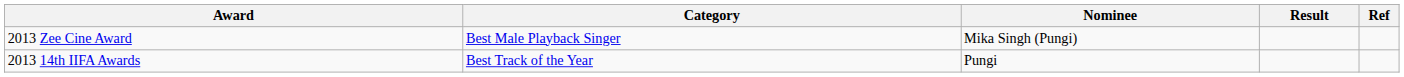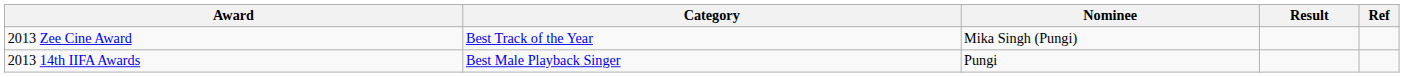(543, 38) Best Male Playback Singer -> (529, 38) Best Track of the Year
(529, 60) Best Track of the Year -> (543, 60) Best Male Playback Singer
